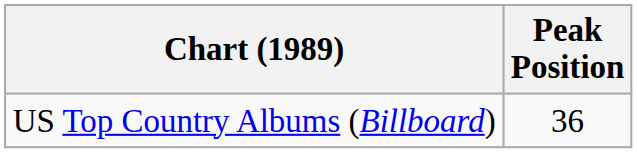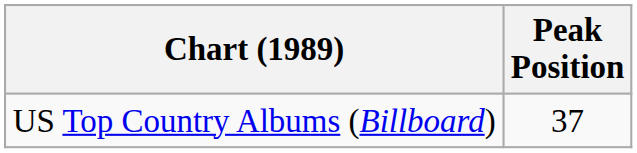(568, 119) 36 -> (568, 119) 37
